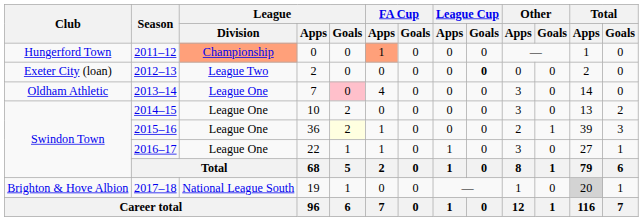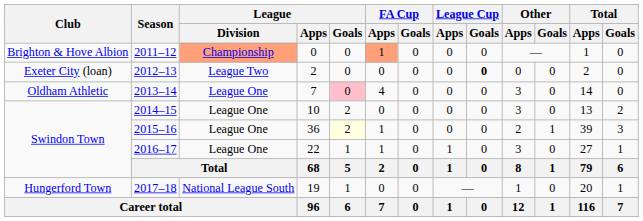(68, 52) Hungerford Town -> (68, 52) Brighton & Hove Albion
(68, 187) Brighton & Hove Albion -> (68, 187) Hungerford Town
(586, 187) lightgrey background -> (586, 187) no background
